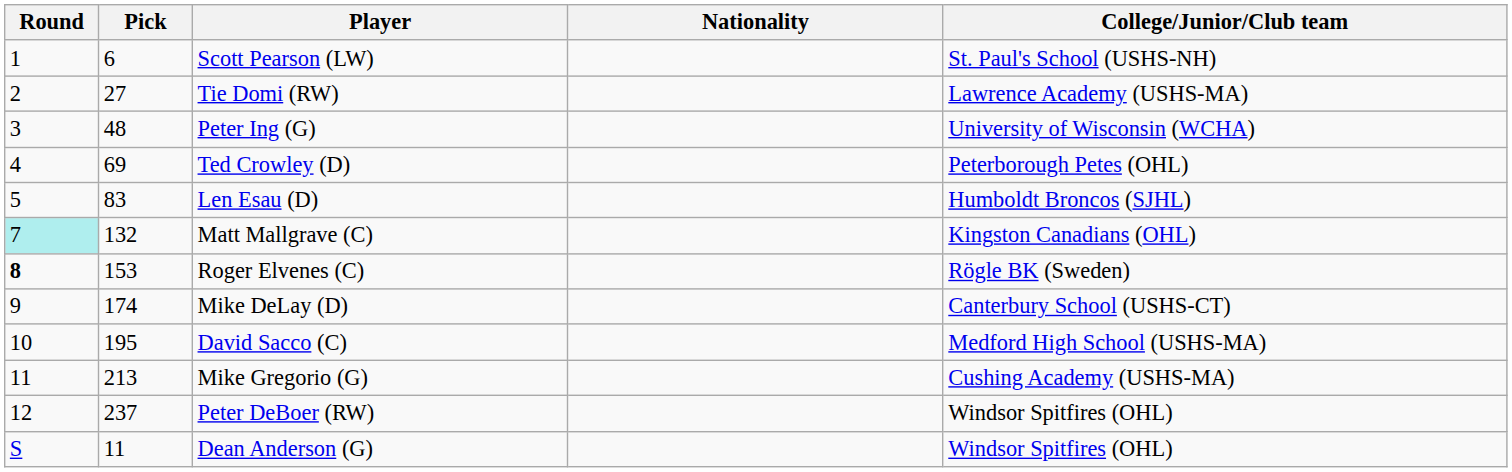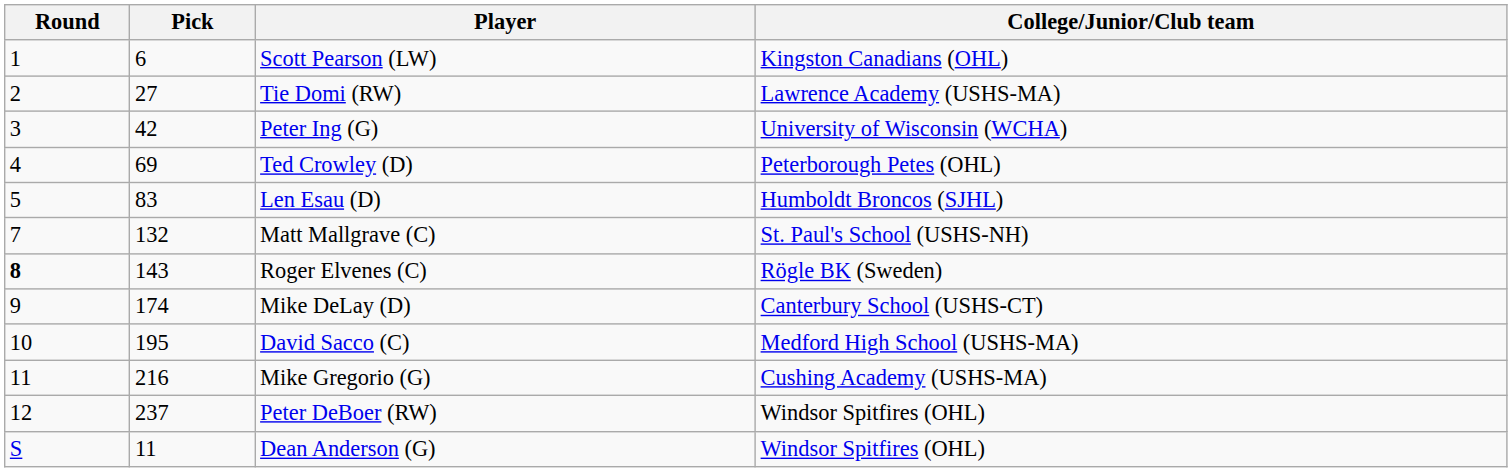- column: (755, 22)
(1082, 57) St. Paul's School (USHS-NH) -> (884, 57) Kingston Canadians (OHL)
(115, 128) 48 -> (146, 128) 42
(15, 235) paleturquoise background -> (15, 235) no background
(1072, 235) Kingston Canadians (OHL) -> (895, 235) St. Paul's School (USHS-NH)
(121, 270) 153 -> (152, 270) 143
(121, 377) 213 -> (152, 377) 216
